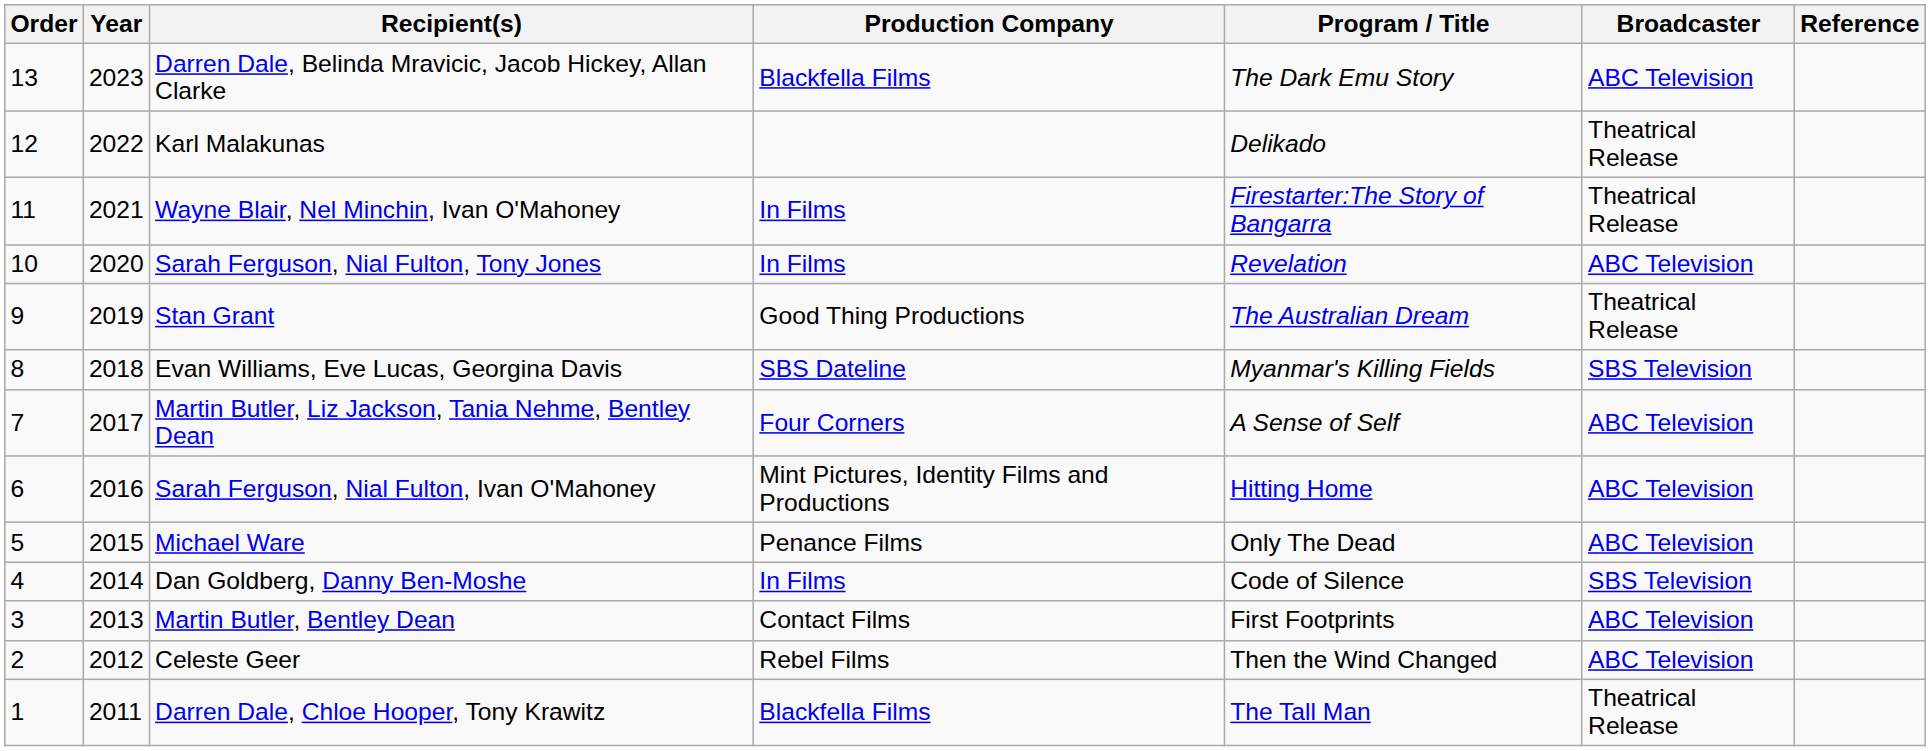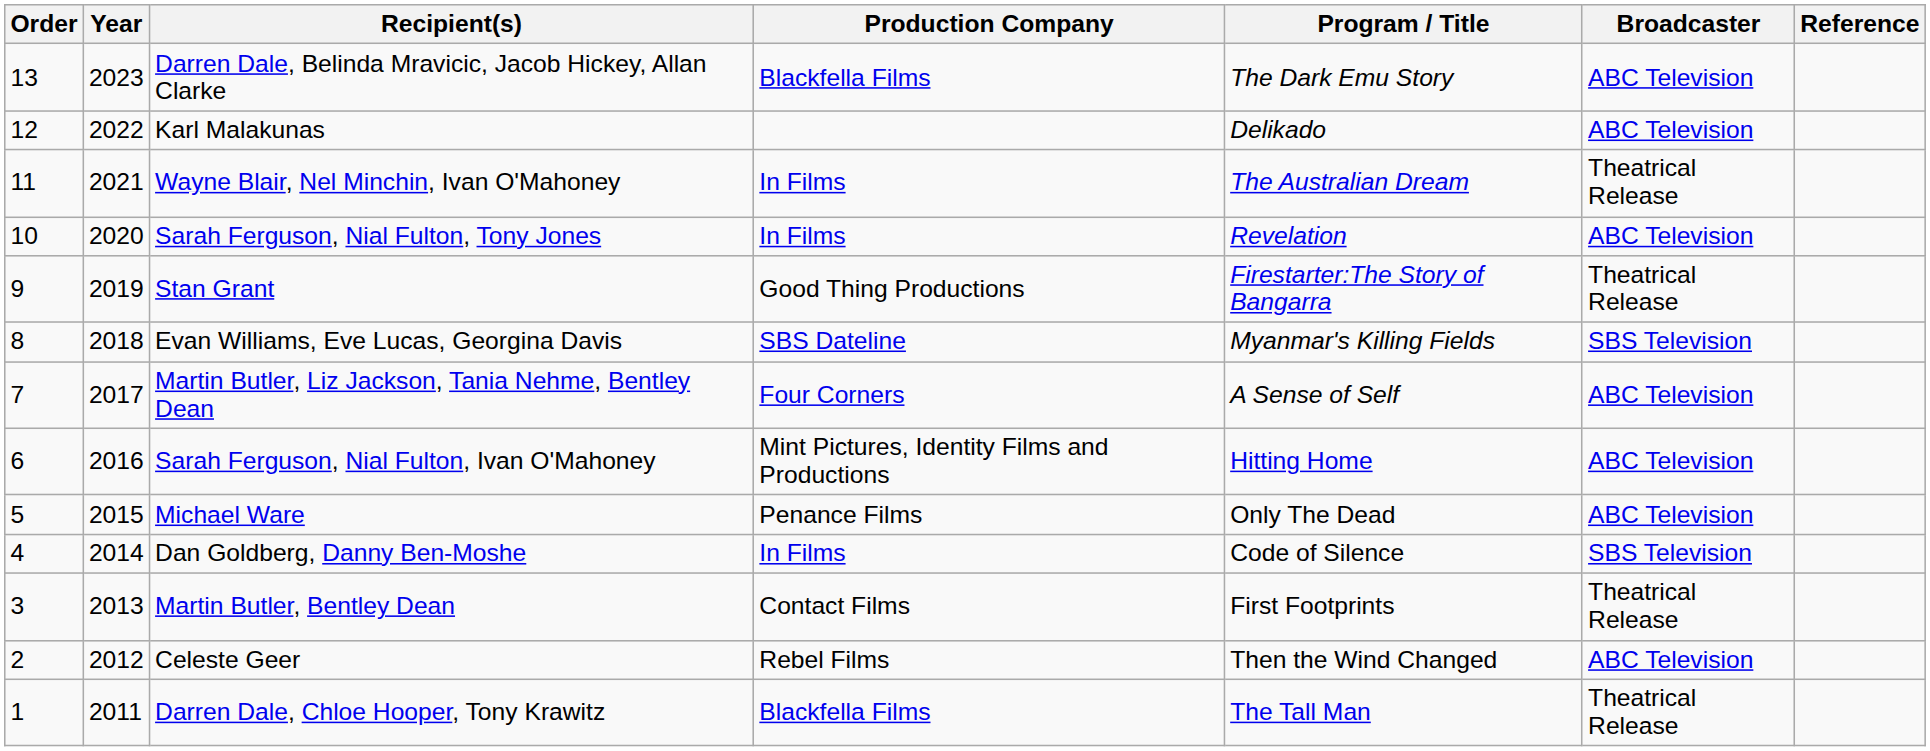(1642, 143) Theatrical Release -> (1671, 129) ABC Television
(1357, 210) Firestarter:The Story of Bangarra -> (1350, 182) The Australian Dream
(1350, 316) The Australian Dream -> (1357, 288) Firestarter:The Story of Bangarra
(1671, 620) ABC Television -> (1642, 606) Theatrical Release
